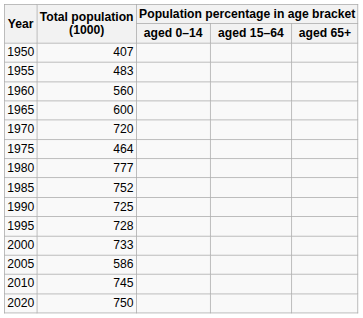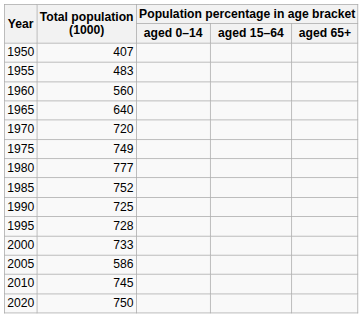(123, 110) 600 -> (123, 110) 640
(123, 149) 464 -> (123, 149) 749
